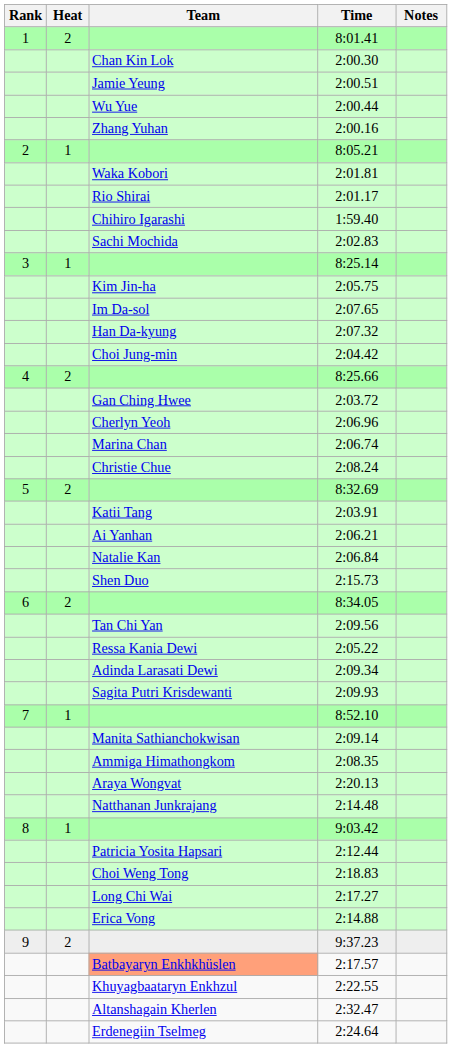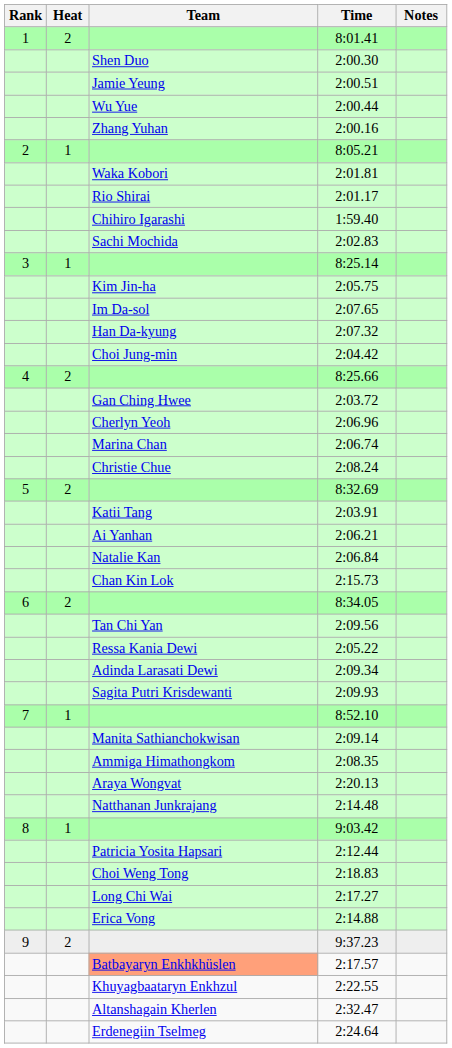(133, 60) Chan Kin Lok -> (120, 60) Shen Duo
(120, 580) Shen Duo -> (133, 580) Chan Kin Lok
